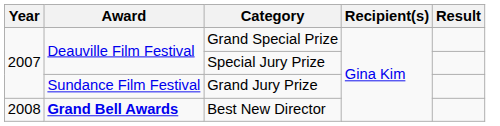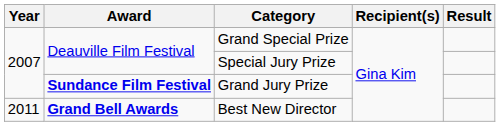(124, 86) normal -> (129, 86) bold
(24, 109) 2008 -> (24, 109) 2011
